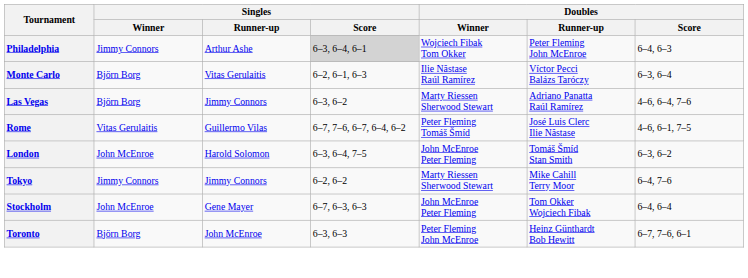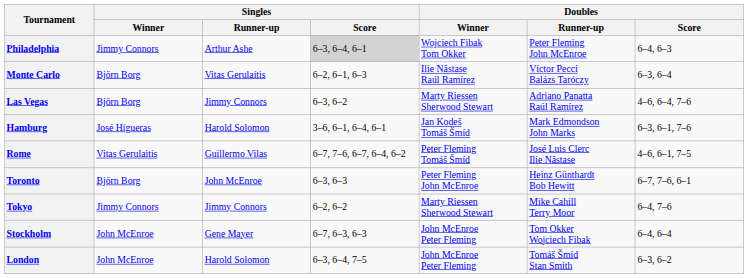+ row: (27, 128)
rows swapped: (23, 233) <-> (23, 154)
